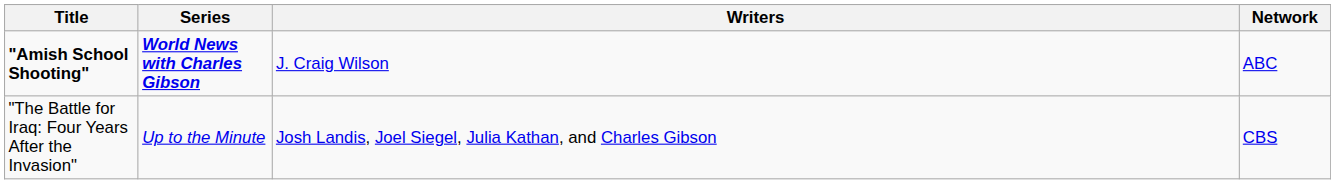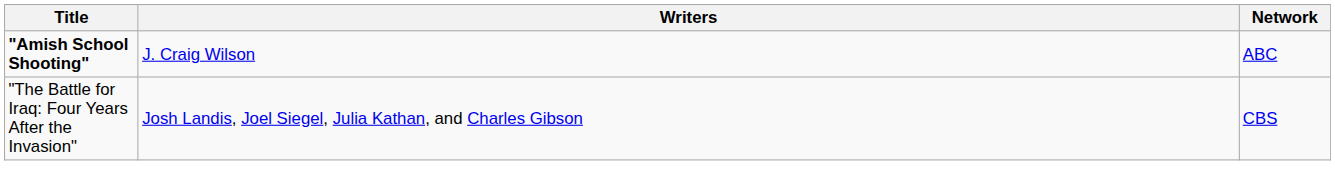- column: (205, 17)
